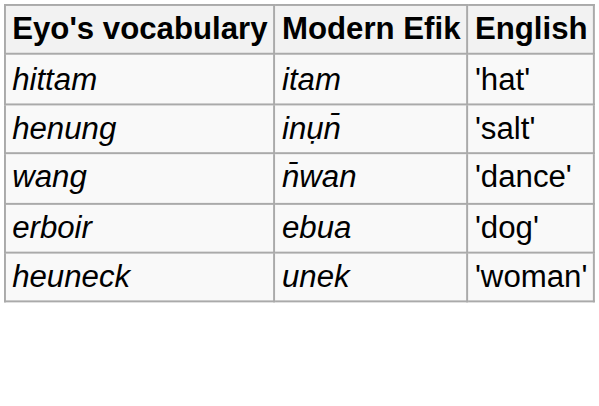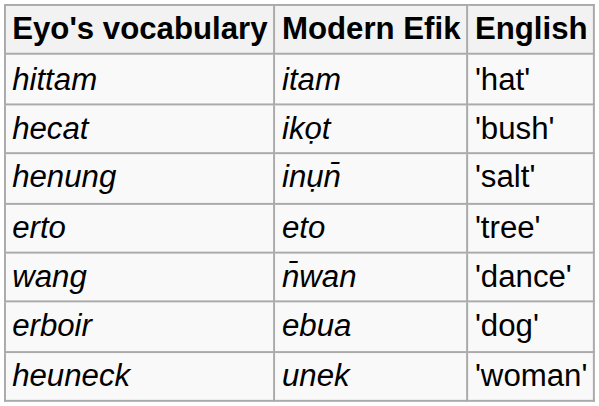+ row: (50, 128)
+ row: (39, 227)
